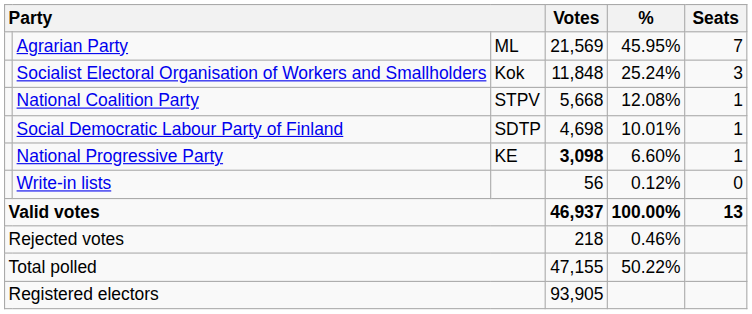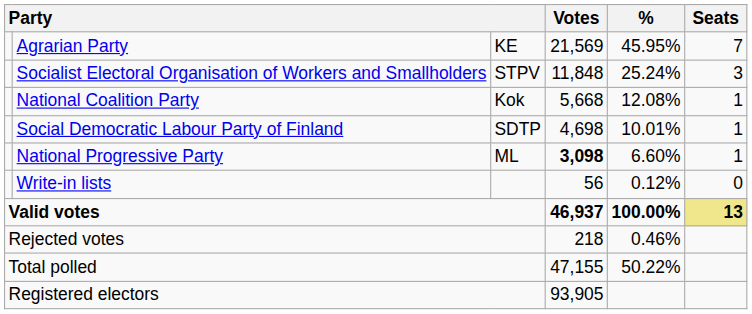(507, 45) ML -> (506, 45) KE
(509, 73) Kok -> (517, 73) STPV
(517, 101) STPV -> (509, 101) Kok
(506, 156) KE -> (507, 156) ML
(733, 211) no background -> (733, 211) khaki background
